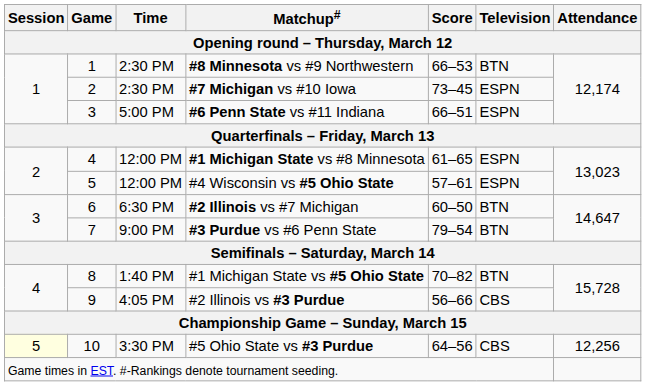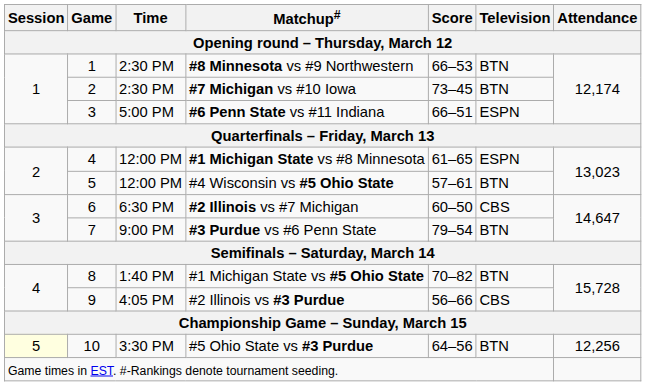(500, 89) ESPN -> (494, 89) BTN
(500, 183) ESPN -> (494, 183) BTN
(494, 206) BTN -> (495, 206) CBS
(495, 346) CBS -> (494, 346) BTN
